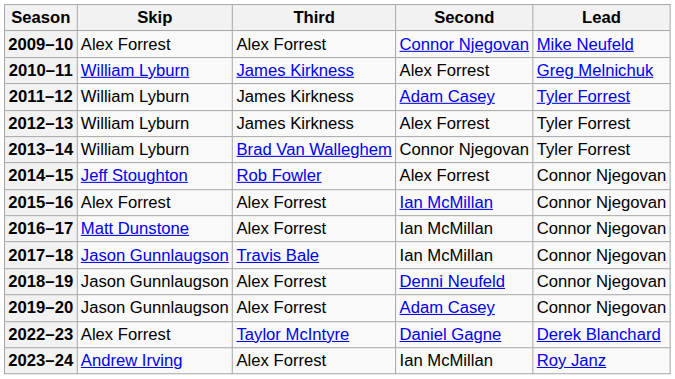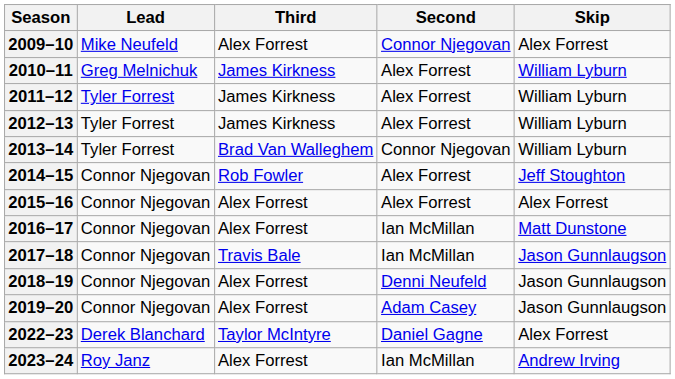columns swapped: (155, 17) <-> (601, 17)
(447, 96) Adam Casey -> (426, 96) Alex Forrest
(446, 202) Ian McMillan -> (426, 202) Alex Forrest
